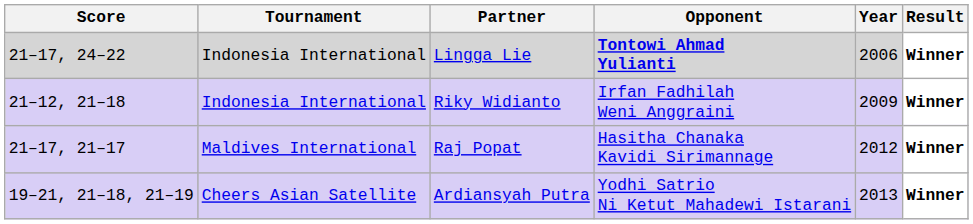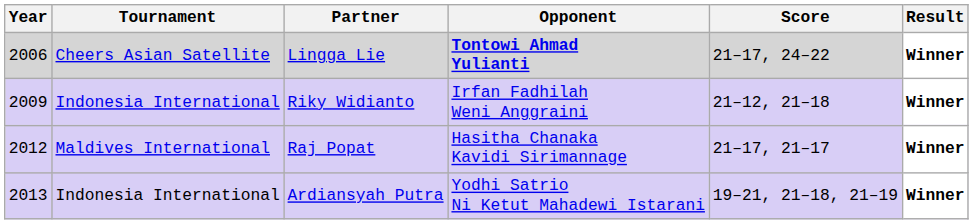columns swapped: (879, 18) <-> (101, 18)
(314, 55) Indonesia International -> (163, 55) Cheers Asian Satellite
(309, 195) Cheers Asian Satellite -> (168, 195) Indonesia International
